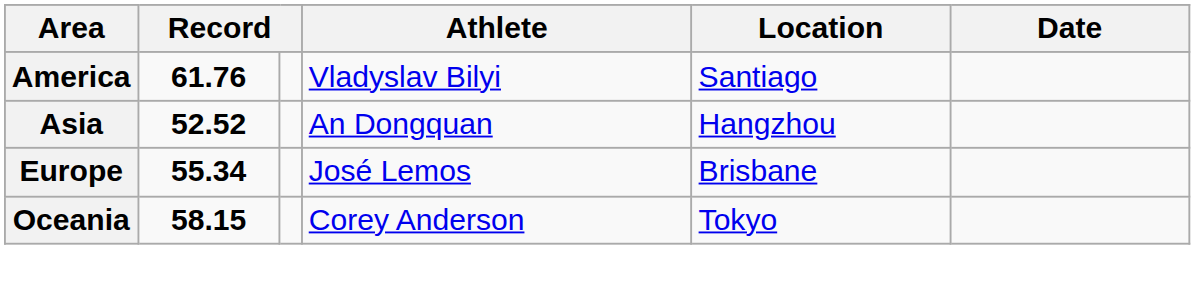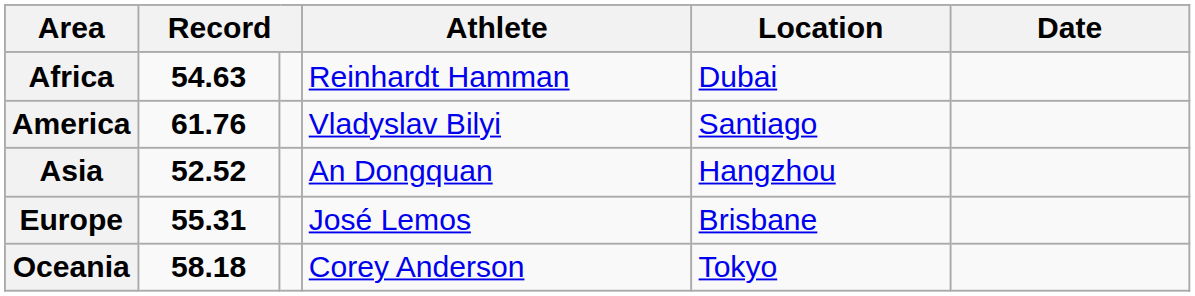+ row: (71, 76)
(209, 171) 55.34 -> (209, 219) 55.31
(209, 219) 58.15 -> (209, 266) 58.18
